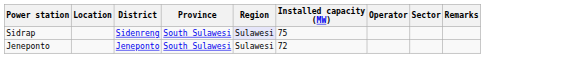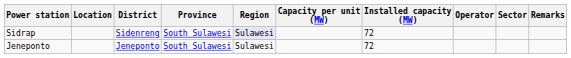+ column: (319, 16)
(283, 33) 75 -> (369, 33) 72
